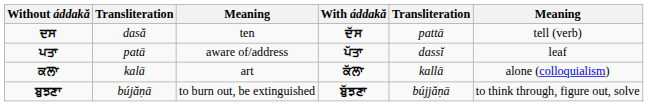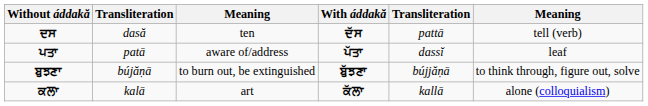rows swapped: (48, 91) <-> (48, 71)
